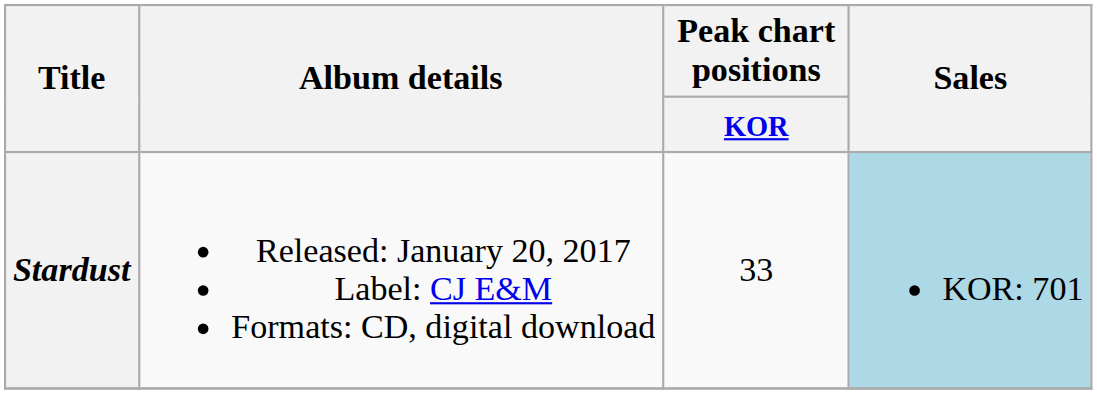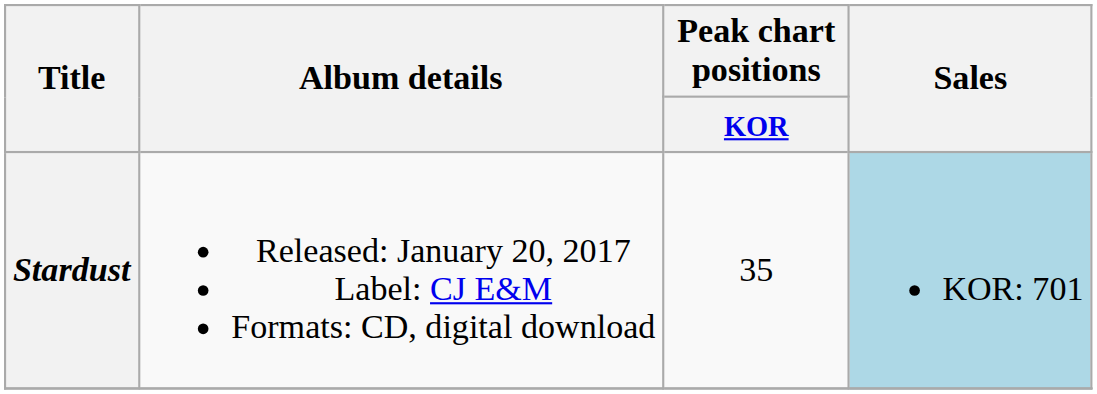(756, 269) 33 -> (756, 269) 35
